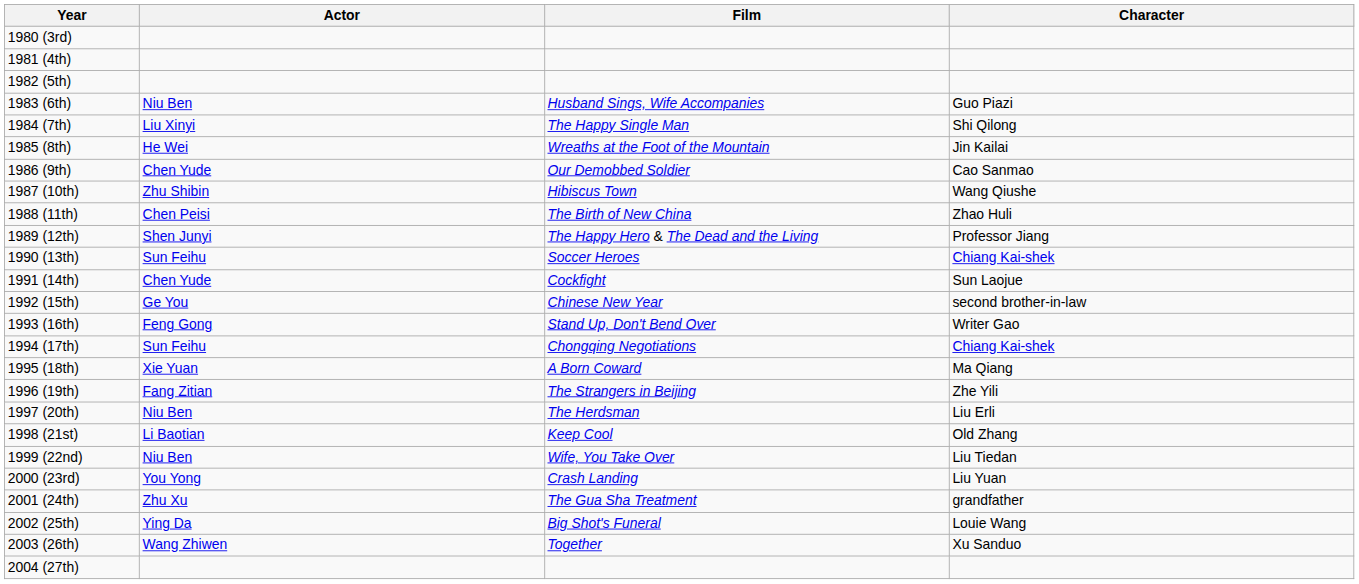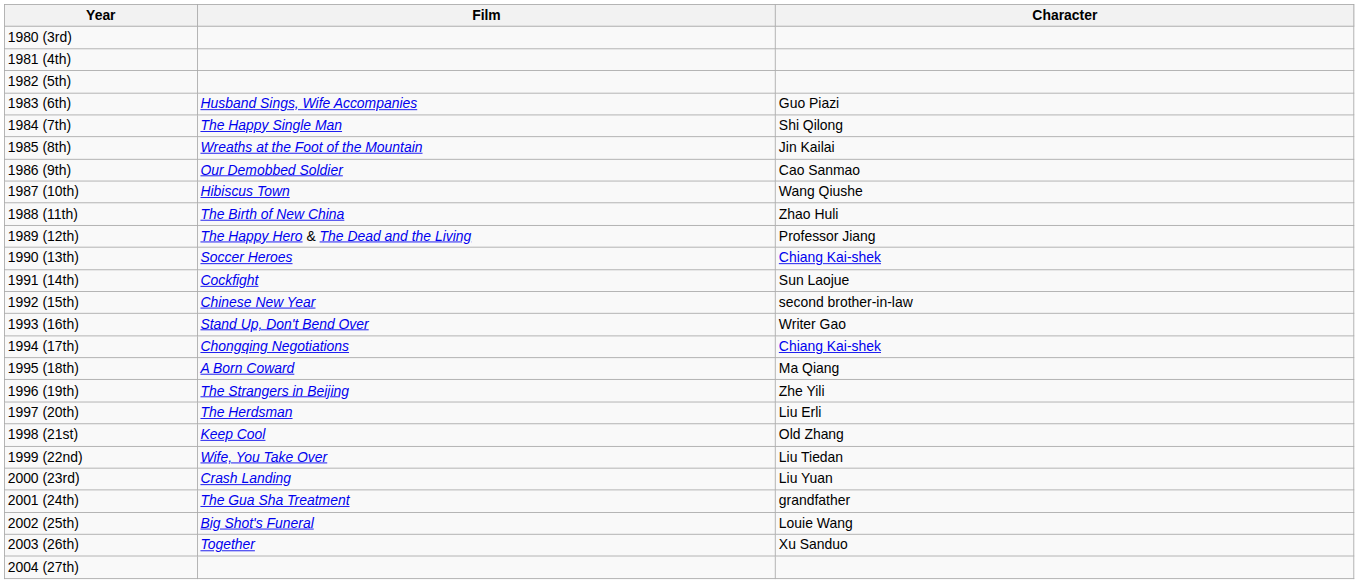- column: (342, 15)
